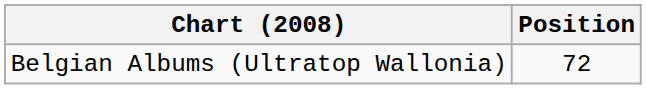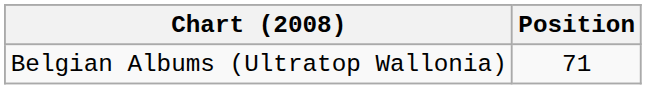(577, 64) 72 -> (577, 64) 71
